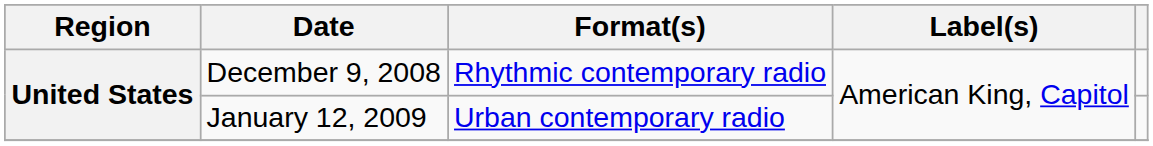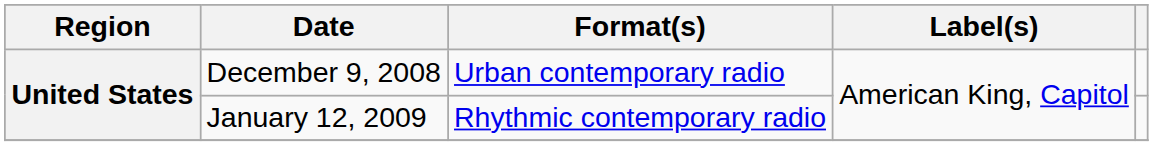(640, 72) Rhythmic contemporary radio -> (619, 72) Urban contemporary radio
(619, 117) Urban contemporary radio -> (640, 117) Rhythmic contemporary radio
